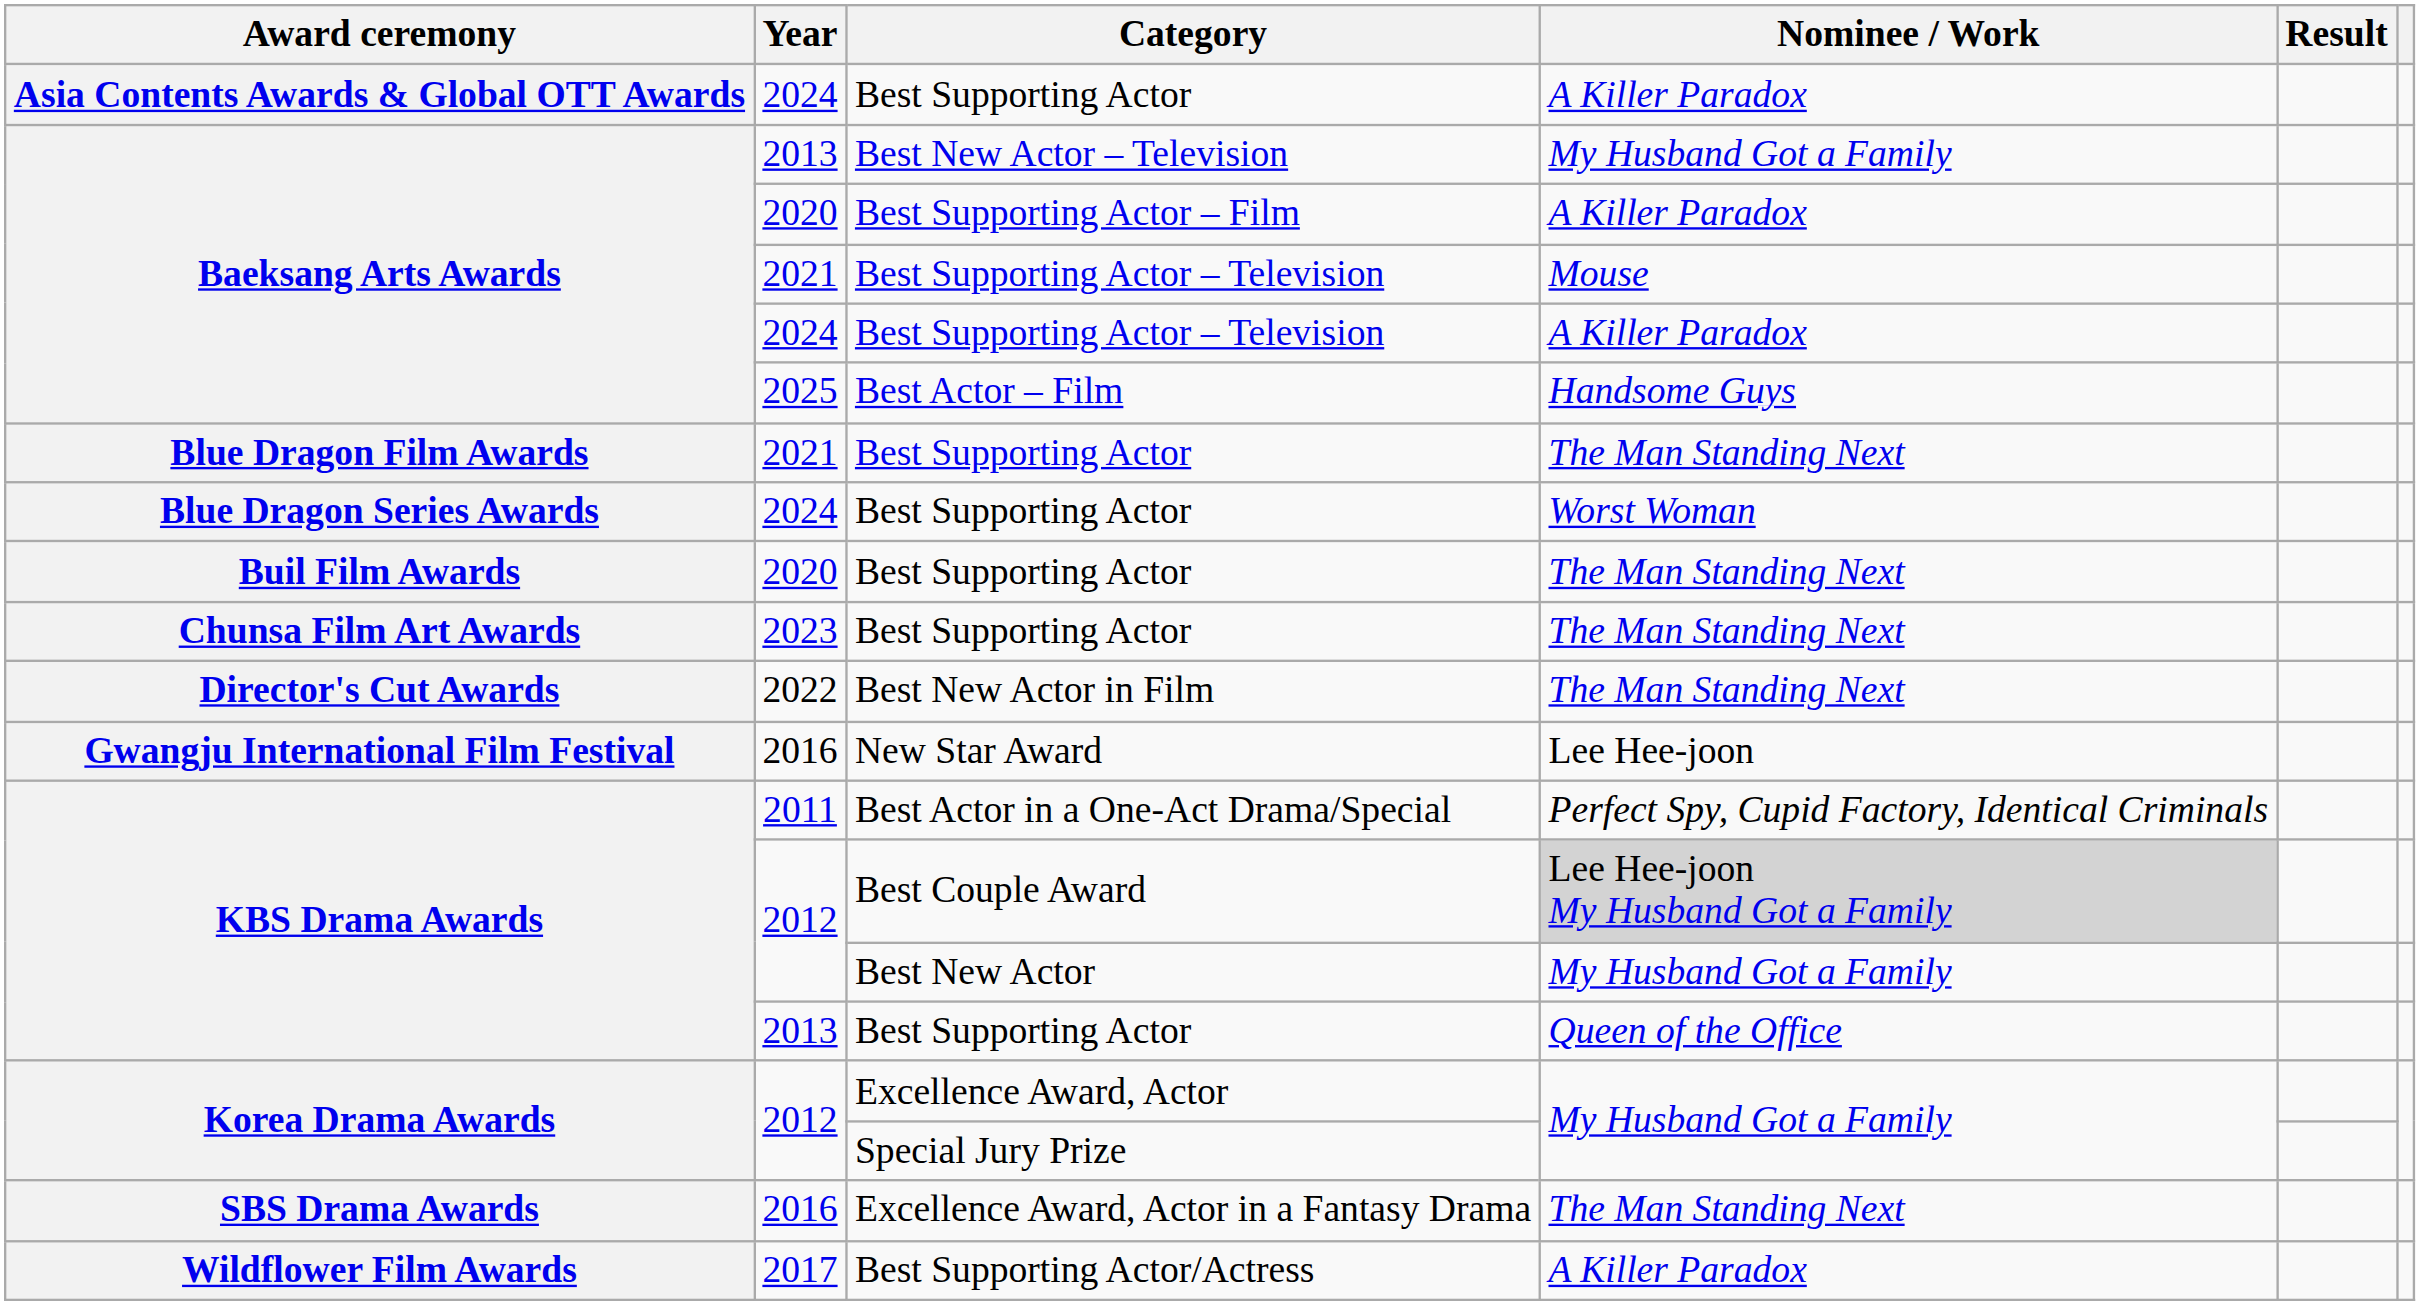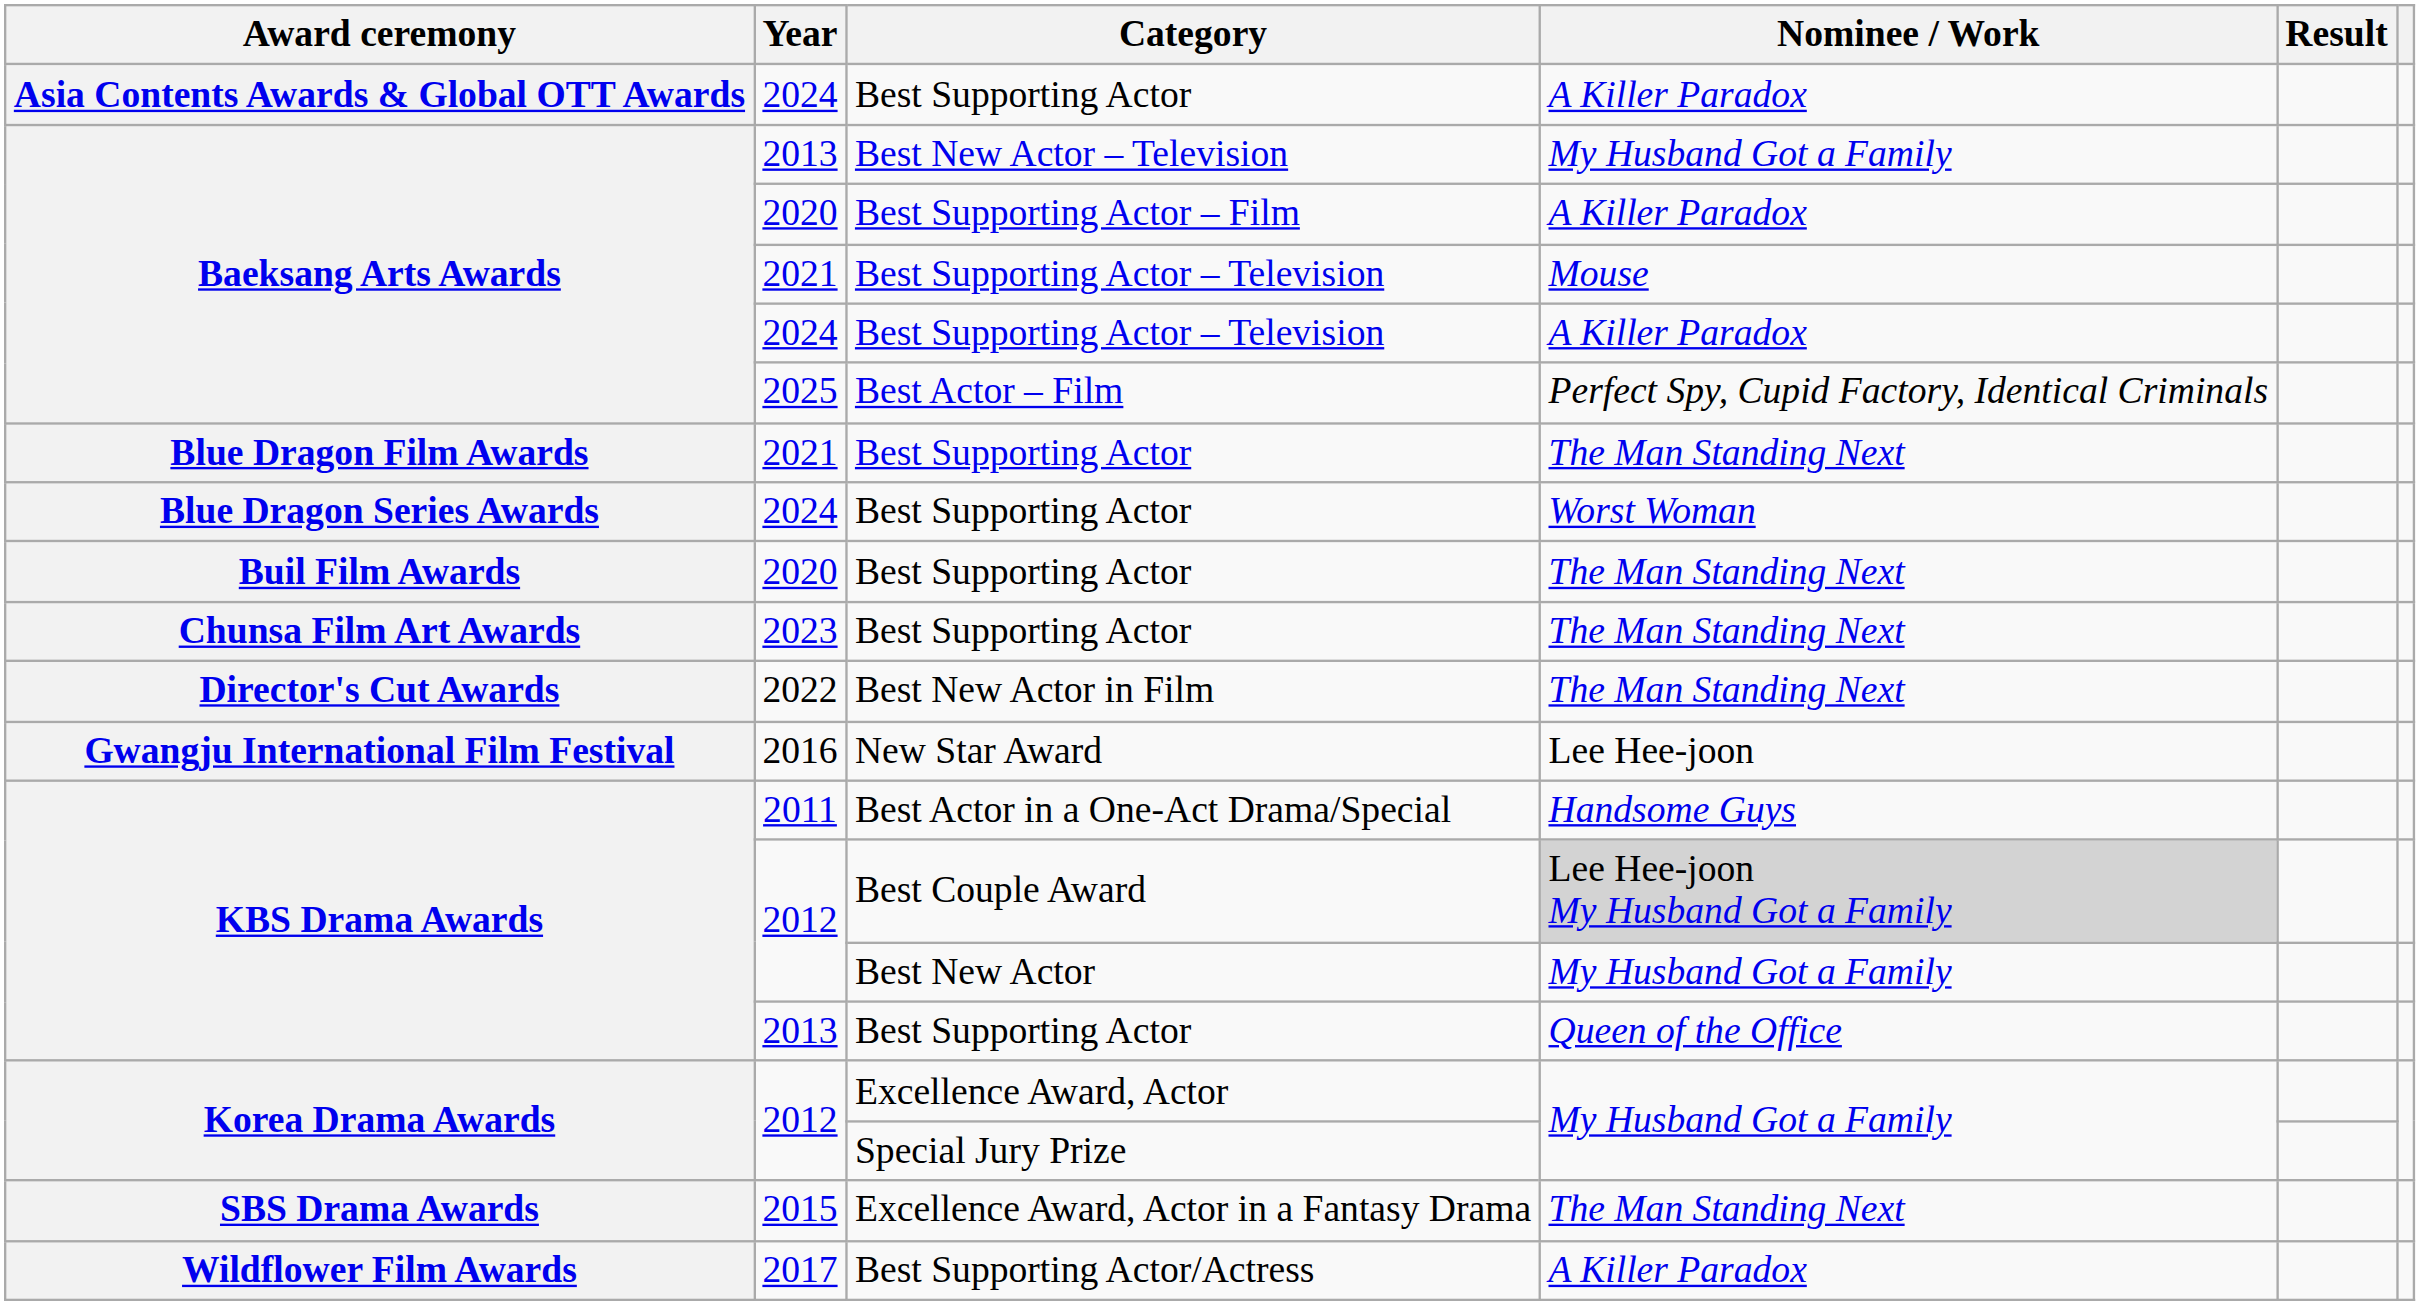(1672, 392) Handsome Guys -> (1908, 392) Perfect Spy, Cupid Factory, Identical Criminals
(1908, 809) Perfect Spy, Cupid Factory, Identical Criminals -> (1672, 809) Handsome Guys
(800, 1209) 2016 -> (800, 1209) 2015
